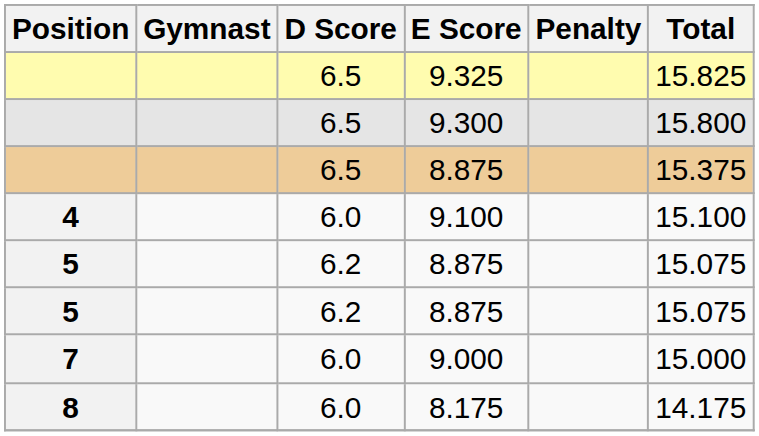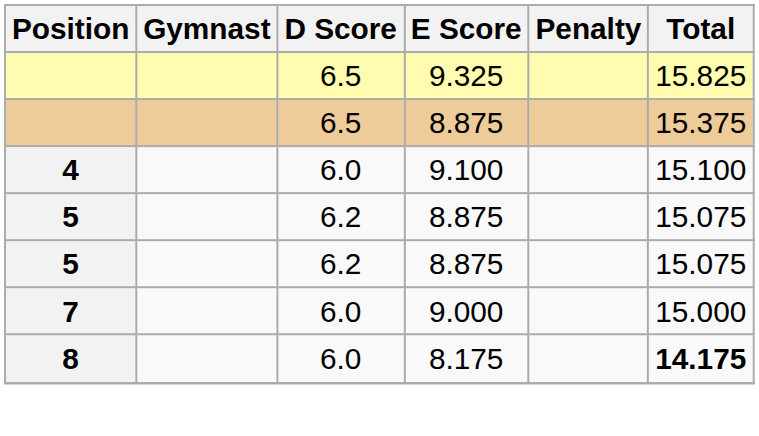- row: (71, 123)
(701, 406) normal -> (701, 359) bold
